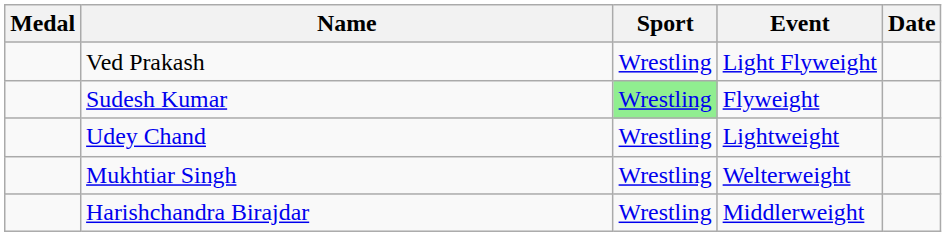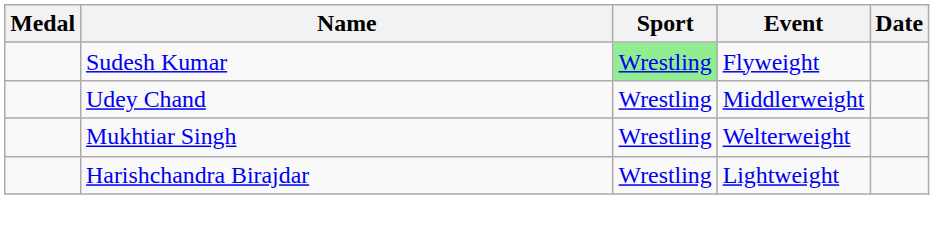- row: (145, 61)
(781, 136) Lightweight -> (793, 99) Middlerweight
(793, 212) Middlerweight -> (781, 174) Lightweight
